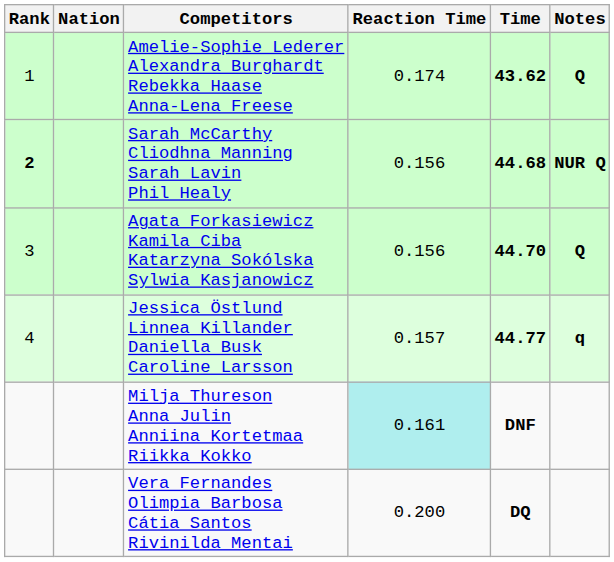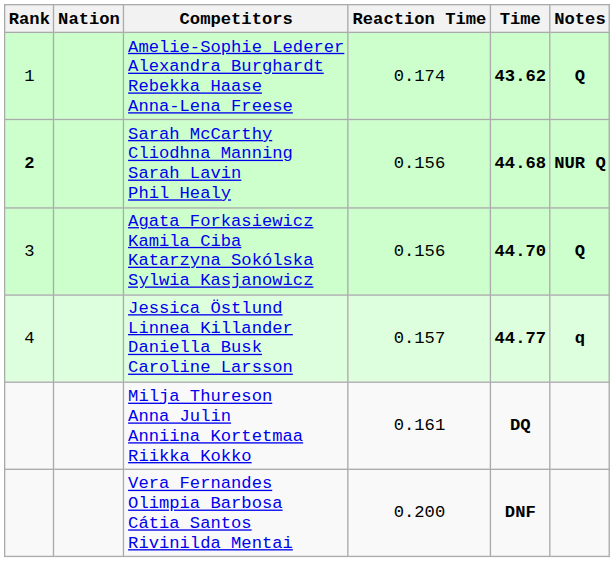(419, 426) paleturquoise background -> (419, 426) no background
(520, 426) DNF -> (520, 426) DQ
(520, 513) DQ -> (520, 513) DNF
